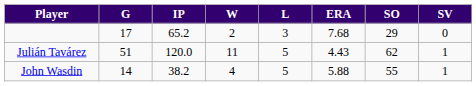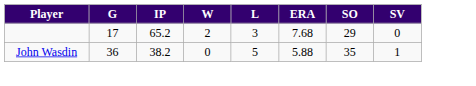- row: (52, 52)
(126, 71) 14 -> (113, 52) 36
(232, 71) 4 -> (207, 52) 0
(392, 71) 55 -> (350, 52) 35
